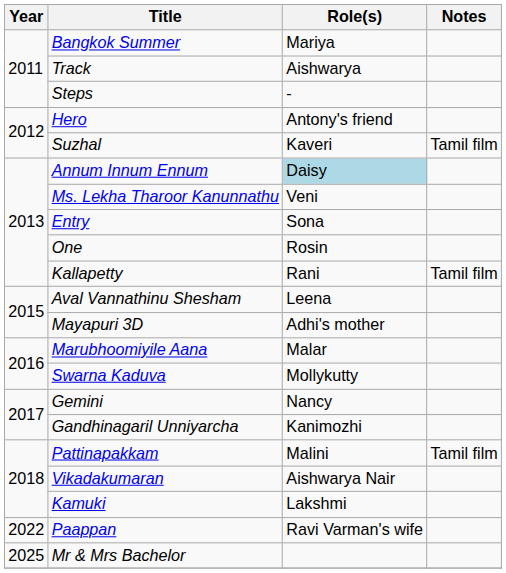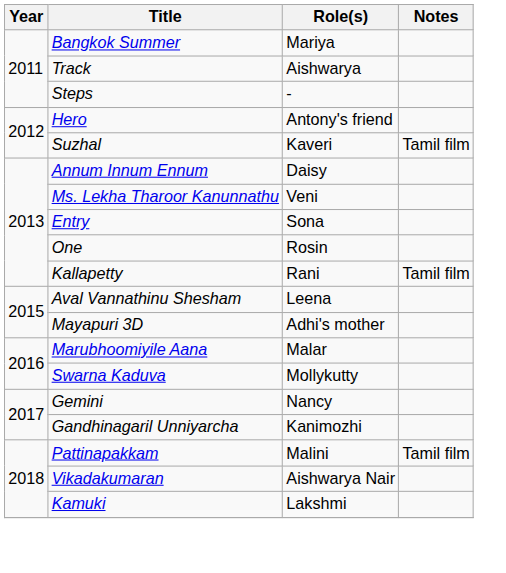(307, 171) lightblue background -> (307, 171) no background
- row: (84, 529)
- row: (119, 555)
